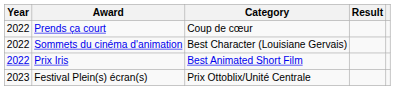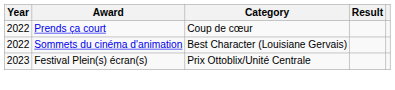- row: (51, 61)
